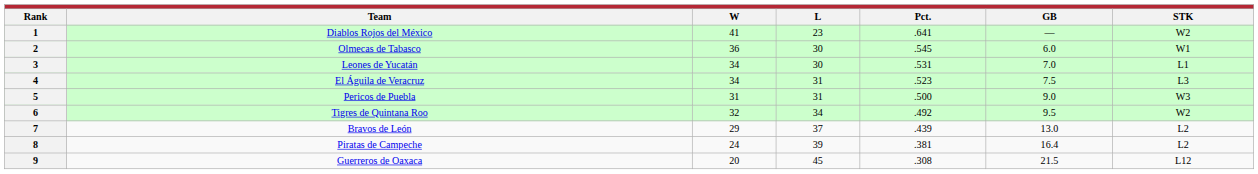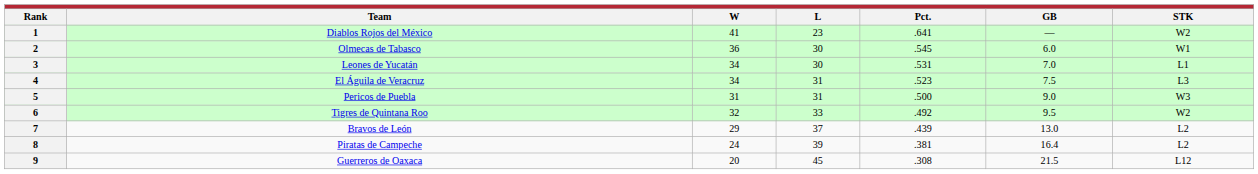(818, 113) 34 -> (818, 113) 33
